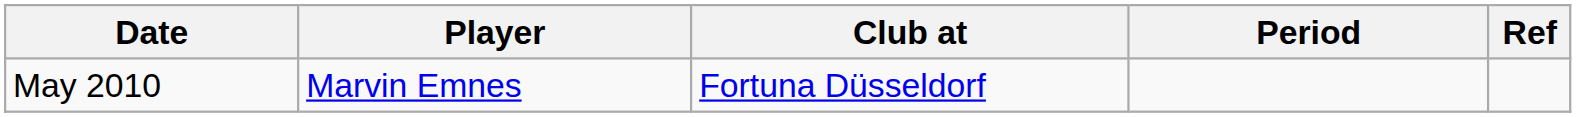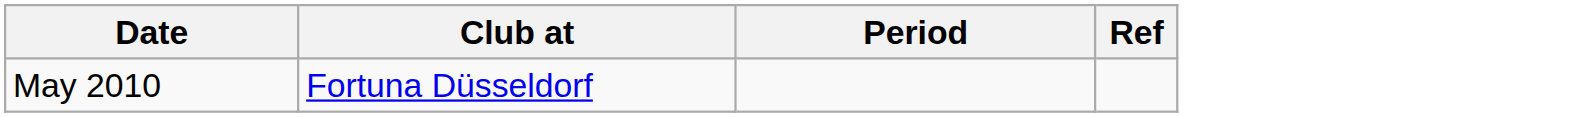- column: (495, 32)
